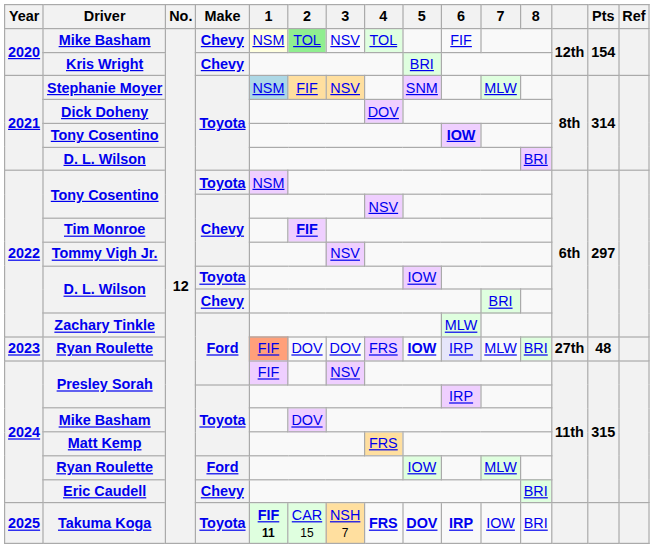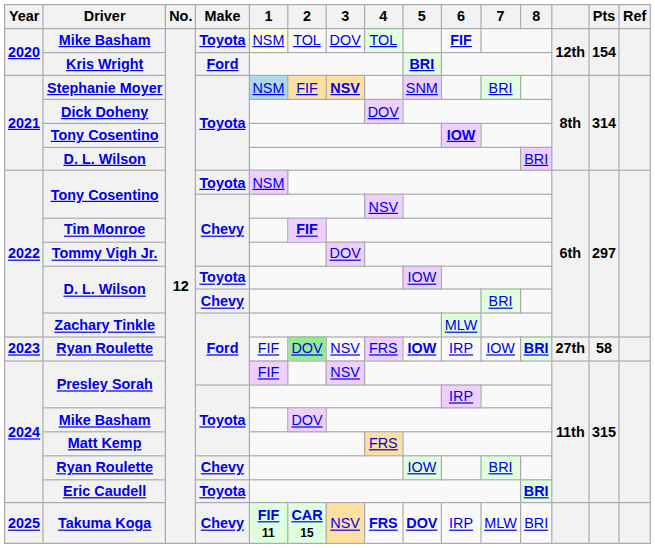(222, 40) Chevy -> (222, 40) Toyota
(307, 40) lightgreen background -> (307, 40) no background
(345, 40) NSV -> (345, 40) DOV
(461, 40) normal -> (461, 40) bold
(222, 64) Chevy -> (222, 64) Ford
(422, 64) normal -> (422, 64) bold
(345, 88) normal -> (345, 88) bold
(501, 88) MLW -> (501, 88) BRI
(345, 254) NSV -> (345, 254) DOV
(268, 349) lightsalmon background -> (268, 349) no background
(307, 349) no background -> (307, 349) lightgreen background
(345, 349) DOV -> (345, 349) NSV
(461, 349) lavender background -> (461, 349) no background
(501, 349) MLW -> (501, 349) IOW
(536, 349) normal -> (536, 349) bold
(603, 349) 48 -> (604, 349) 58
(222, 467) Ford -> (222, 467) Chevy
(501, 467) MLW -> (501, 467) BRI
(222, 491) Chevy -> (222, 491) Toyota
(536, 491) normal -> (536, 491) bold
(222, 523) Toyota -> (222, 523) Chevy
(307, 523) normal -> (307, 523) bold
(345, 523) NSH 7 -> (345, 523) NSV
(461, 523) bold -> (461, 523) normal
(501, 523) IOW -> (501, 523) MLW
